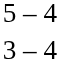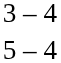rows swapped: (30, 50) <-> (30, 12)
